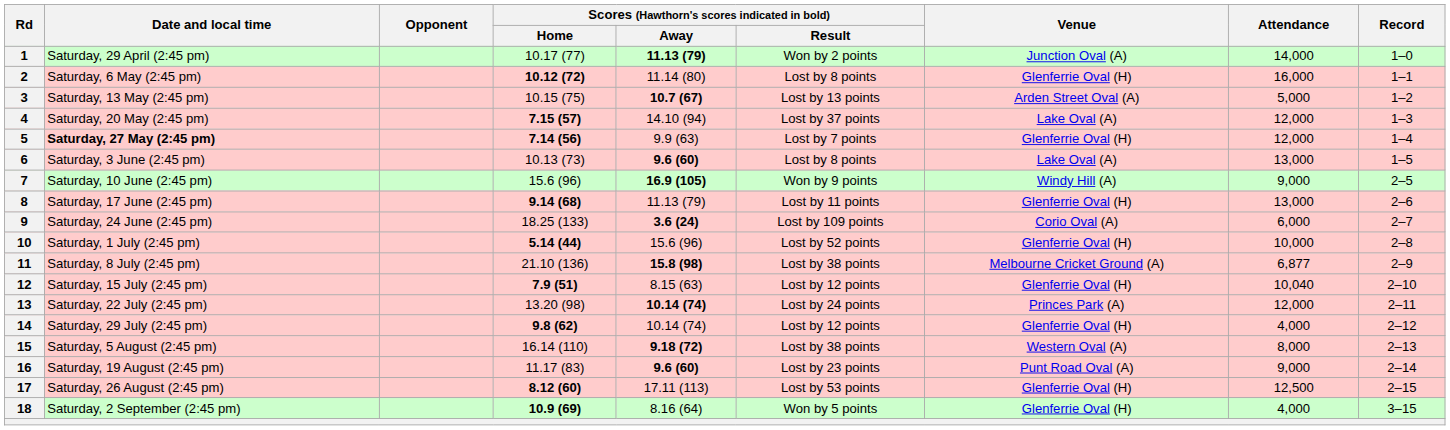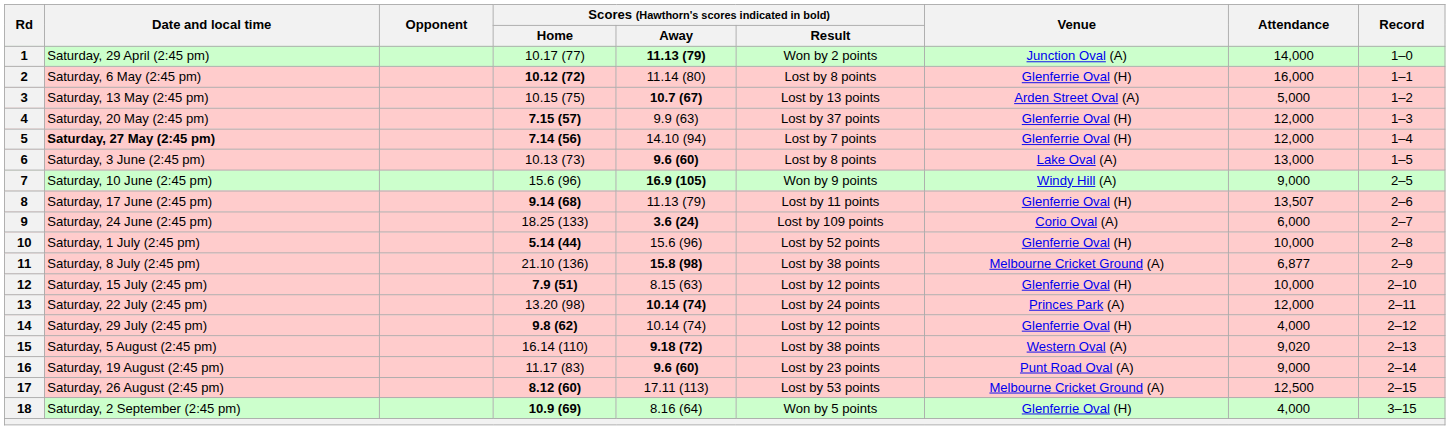(676, 119) 14.10 (94) -> (676, 119) 9.9 (63)
(1077, 119) Lake Oval (A) -> (1077, 119) Glenferrie Oval (H)
(676, 139) 9.9 (63) -> (676, 139) 14.10 (94)
(1294, 202) 13,000 -> (1294, 202) 13,507
(1294, 284) 10,040 -> (1294, 284) 10,000
(1294, 346) 8,000 -> (1294, 346) 9,020
(1077, 388) Glenferrie Oval (H) -> (1077, 388) Melbourne Cricket Ground (A)
